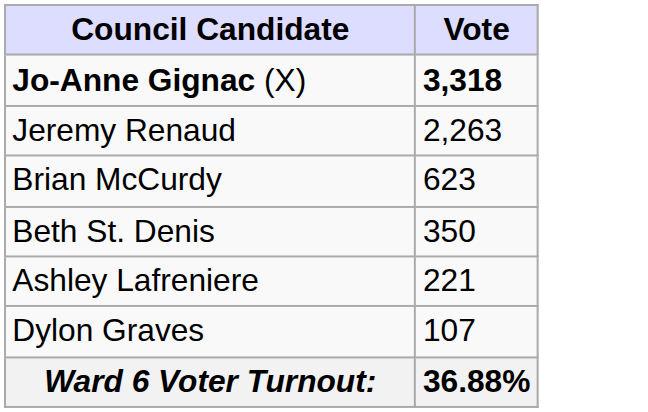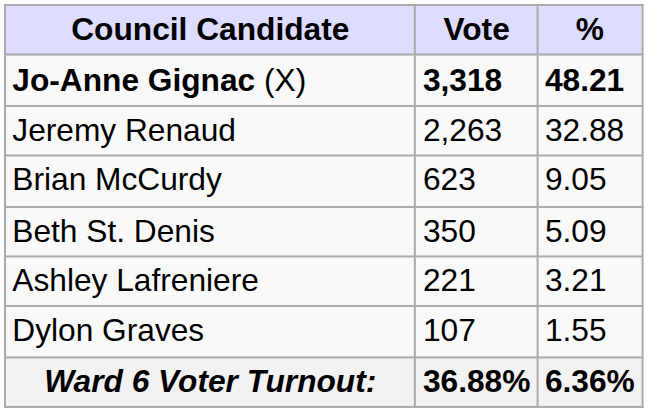+ column: (590, 29)
